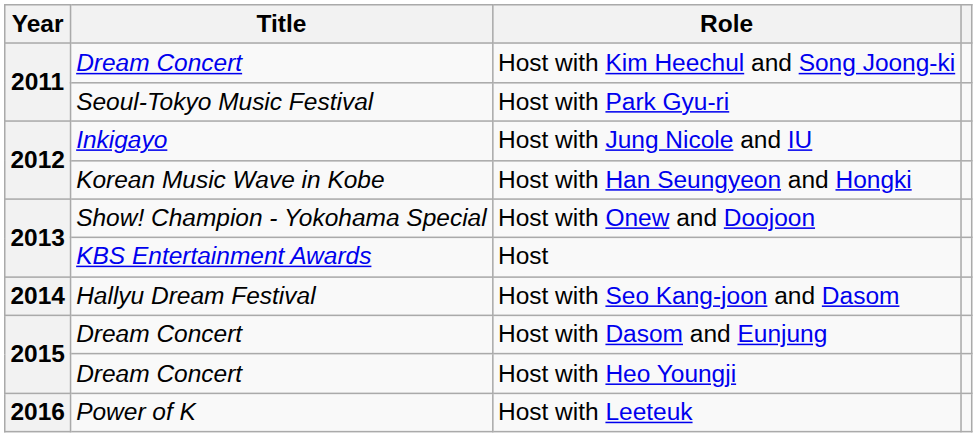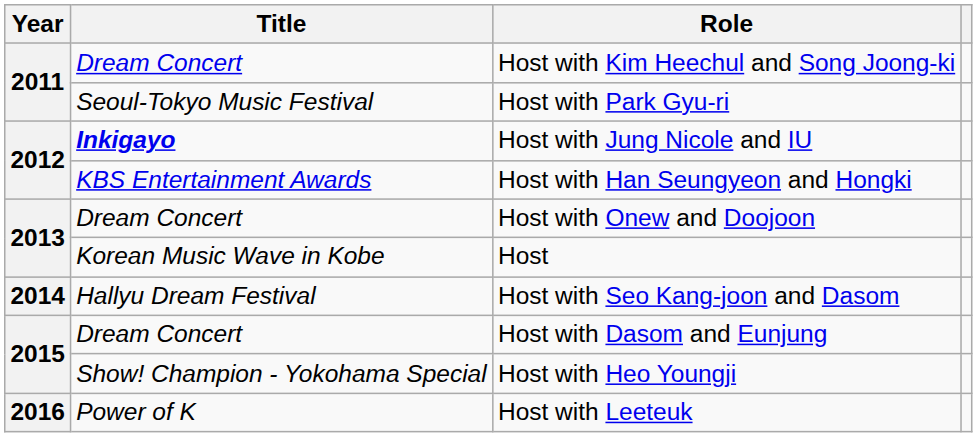(122, 140) normal -> (126, 140) bold
(230, 179) Korean Music Wave in Kobe -> (224, 179) KBS Entertainment Awards
(281, 218) Show! Champion - Yokohama Special -> (159, 218) Dream Concert
(224, 256) KBS Entertainment Awards -> (230, 256) Korean Music Wave in Kobe
(159, 373) Dream Concert -> (281, 373) Show! Champion - Yokohama Special
